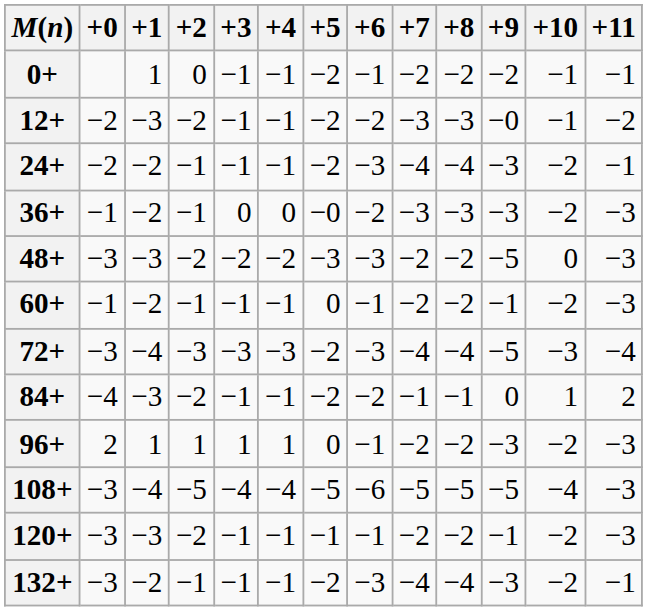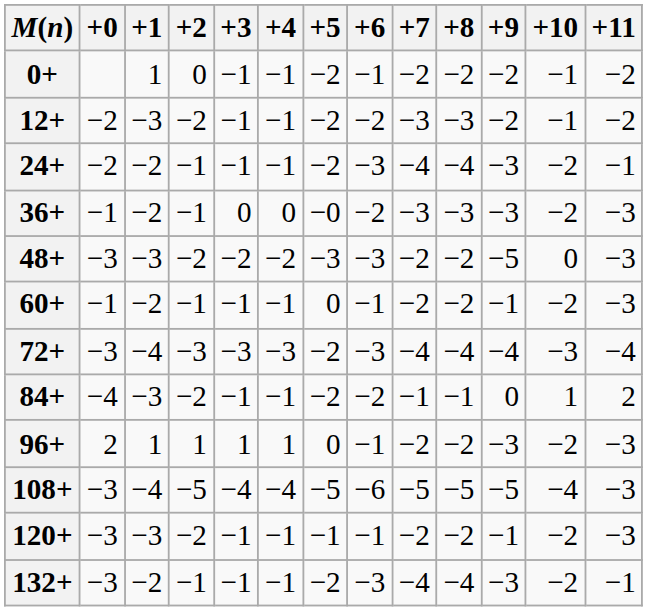(620, 73) −1 -> (620, 73) −2
(504, 119) −0 -> (504, 119) −2
(504, 350) −5 -> (504, 350) −4
